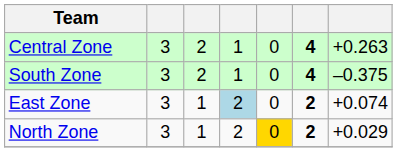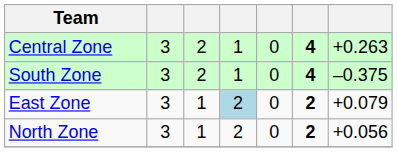(360, 103) +0.074 -> (360, 103) +0.079
(274, 132) gold background -> (274, 132) no background
(360, 132) +0.029 -> (360, 132) +0.056
